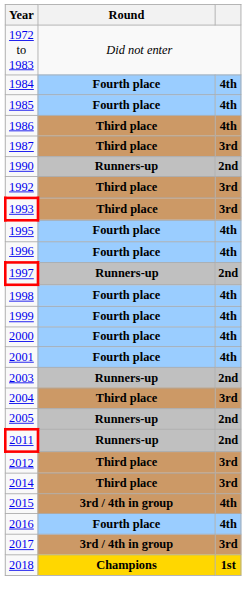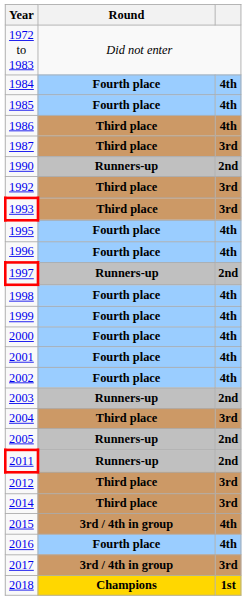+ row: (21, 378)
